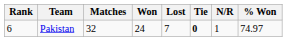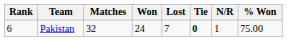(252, 28) 74.97 -> (252, 28) 75.00
